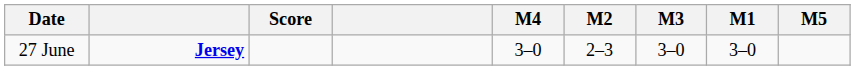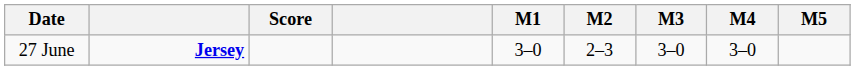columns swapped: (743, 19) <-> (528, 19)
